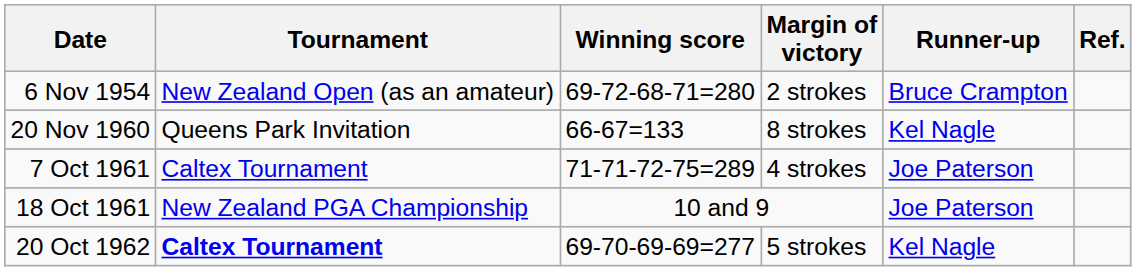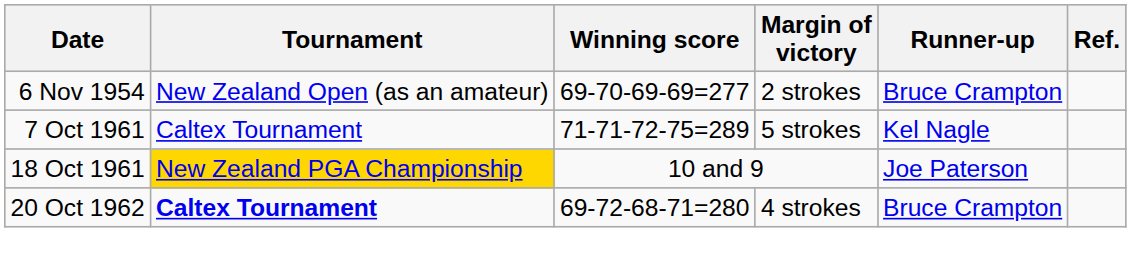(660, 91) 69-72-68-71=280 -> (655, 91) 69-70-69-69=277
- row: (80, 130)
(816, 169) 4 strokes -> (811, 130) 5 strokes
(961, 169) Joe Paterson -> (936, 130) Kel Nagle
(345, 208) no background -> (339, 169) gold background
(660, 247) 69-70-69-69=277 -> (655, 208) 69-72-68-71=280
(816, 247) 5 strokes -> (811, 208) 4 strokes
(942, 247) Kel Nagle -> (973, 208) Bruce Crampton
